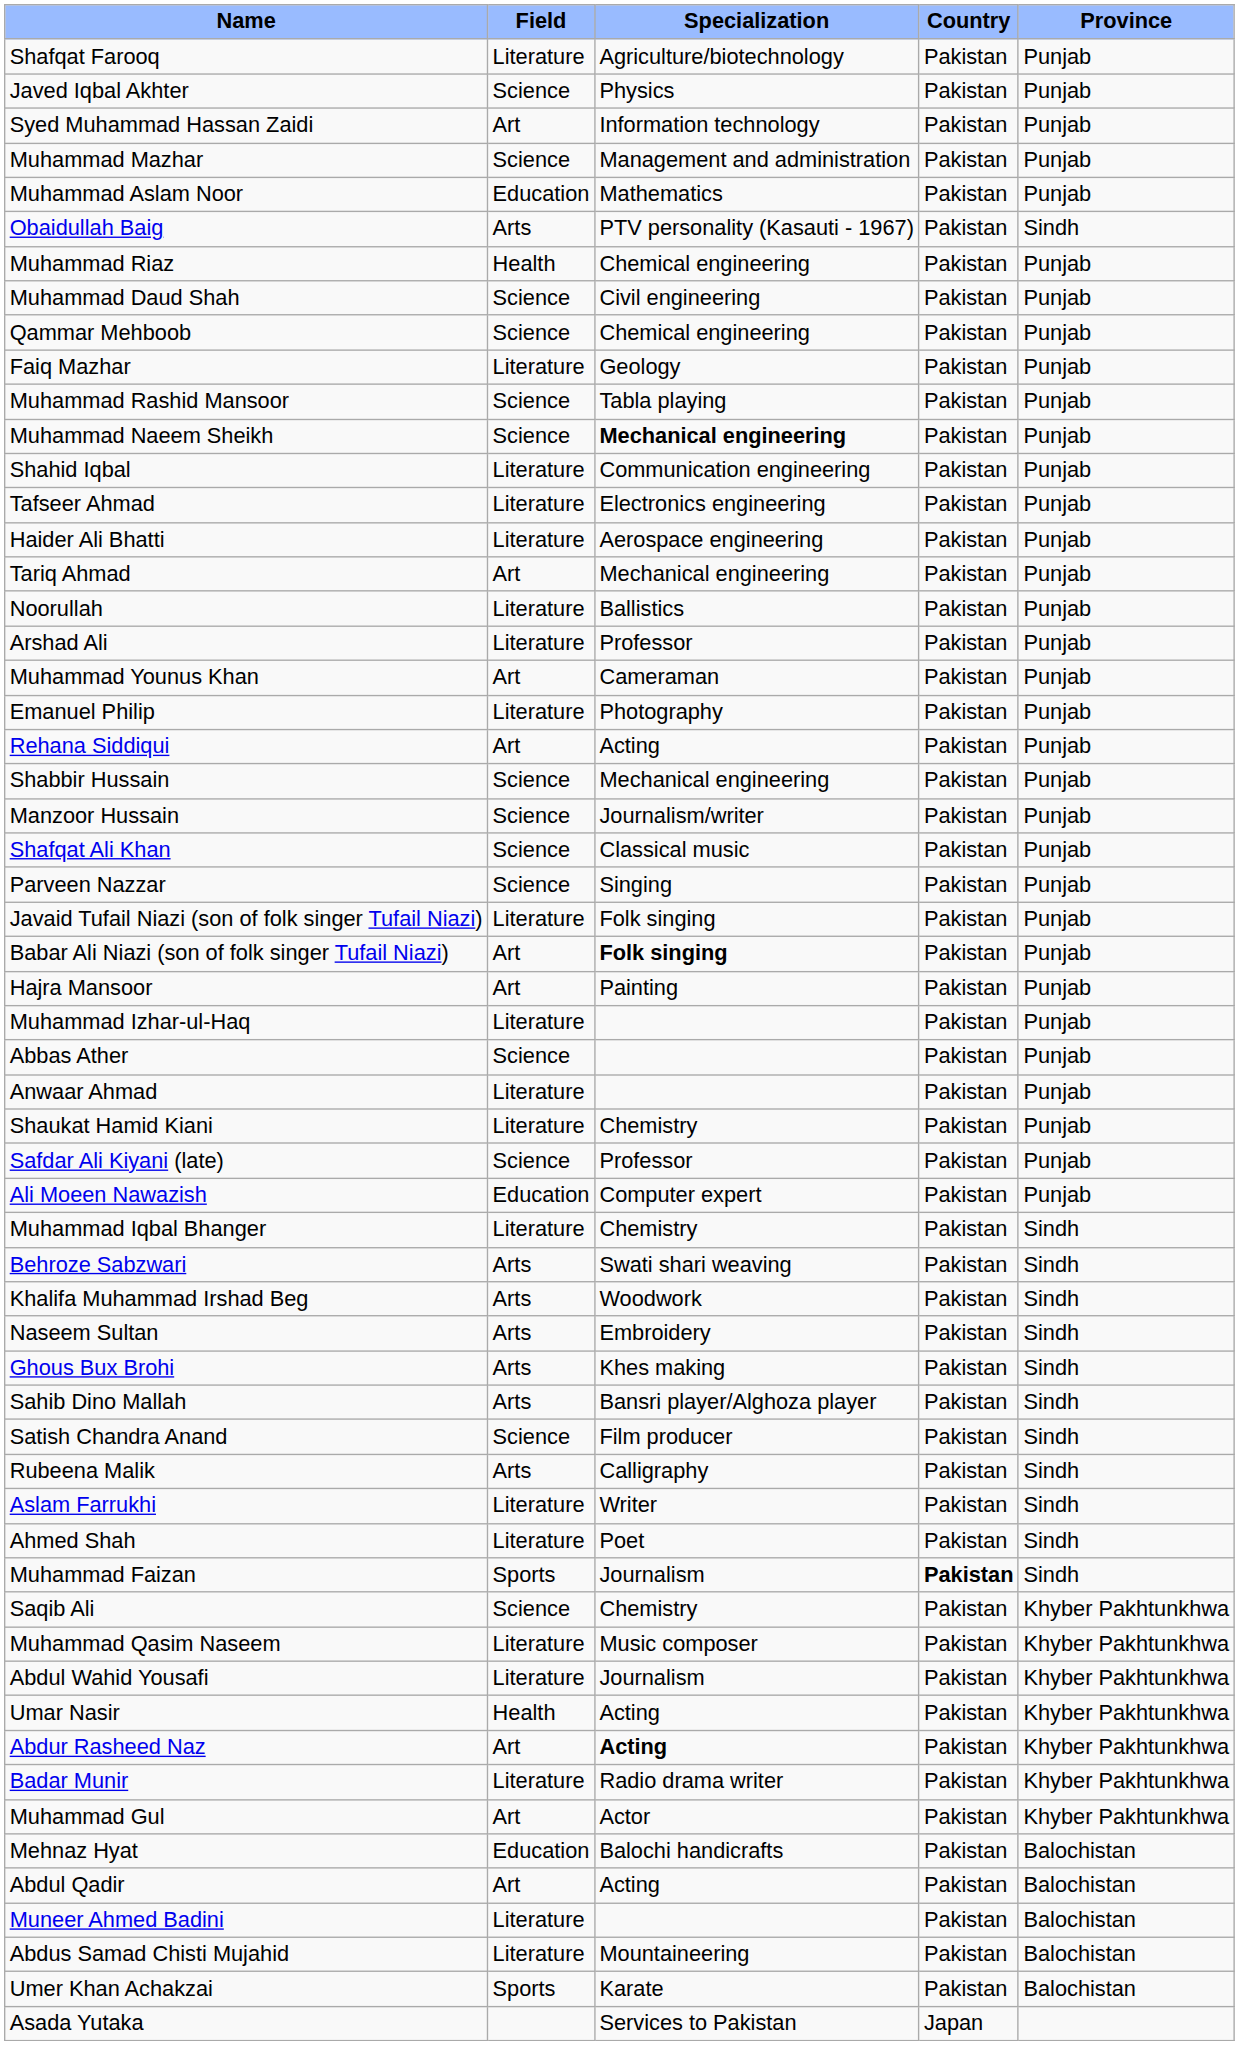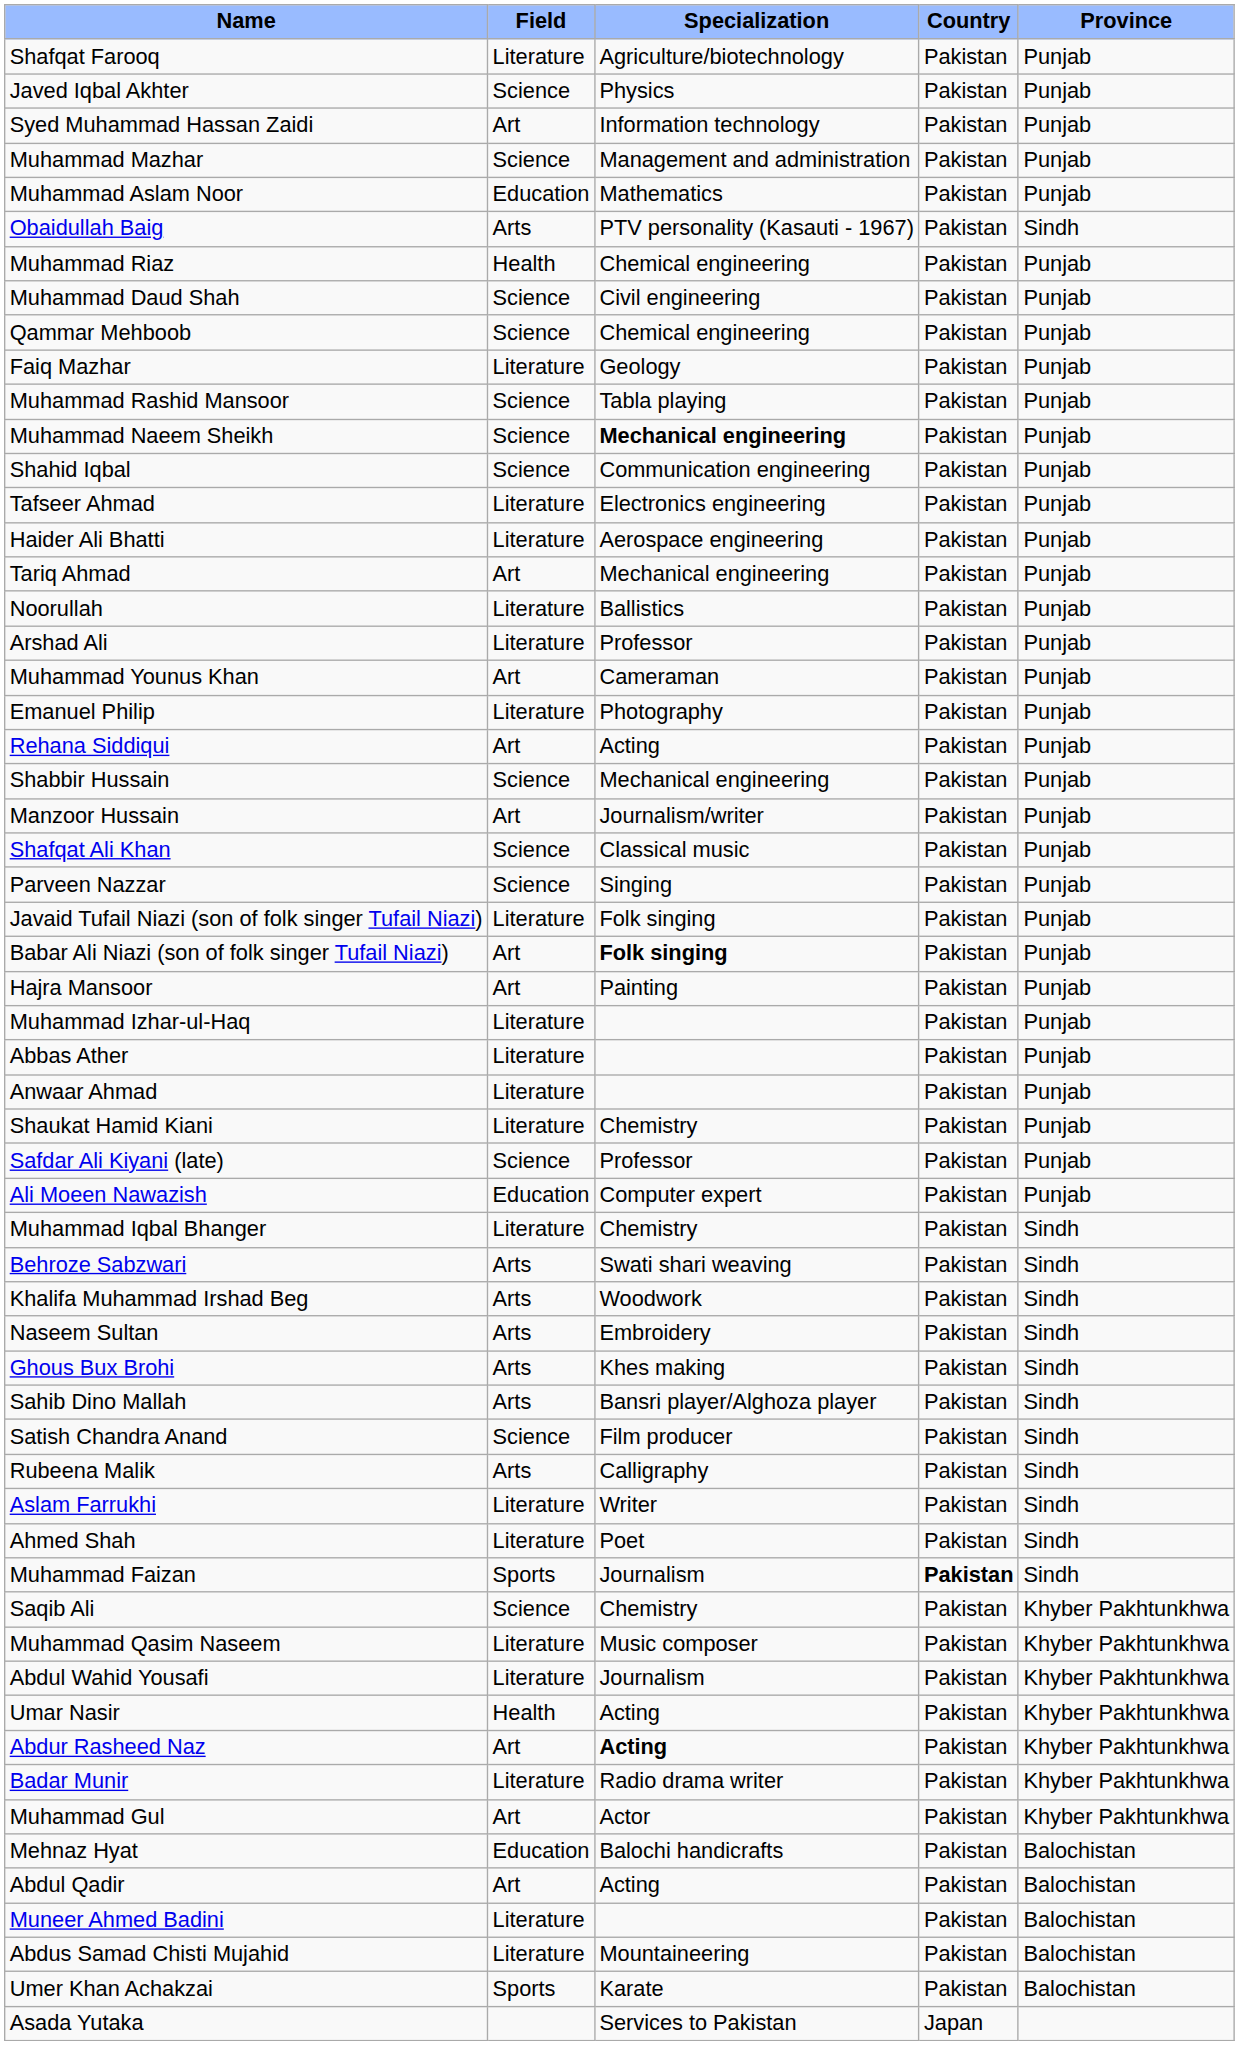(539, 470) Literature -> (531, 470) Science
(531, 815) Science -> (507, 815) Art
(531, 1057) Science -> (539, 1057) Literature
